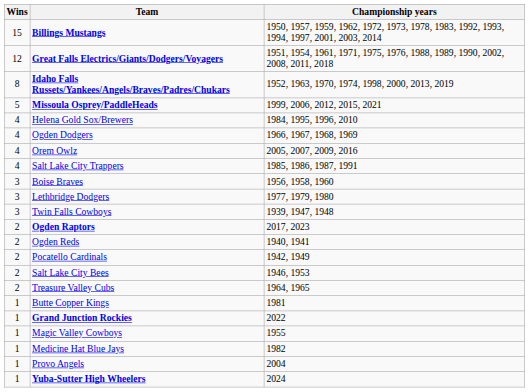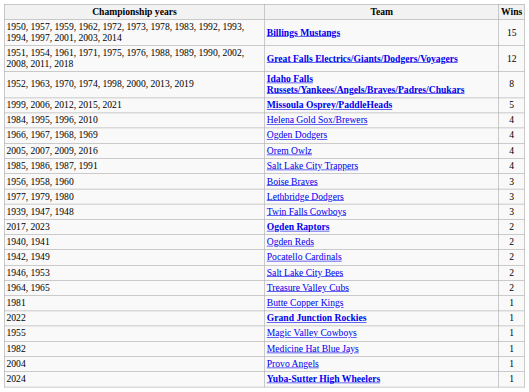columns swapped: (17, 12) <-> (394, 12)
